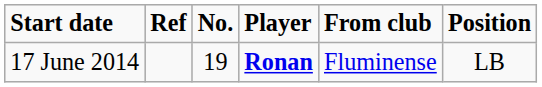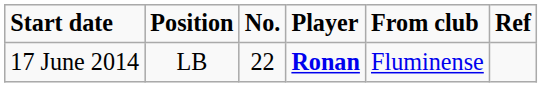columns swapped: (490, 23) <-> (168, 23)
(215, 61) 19 -> (262, 61) 22
